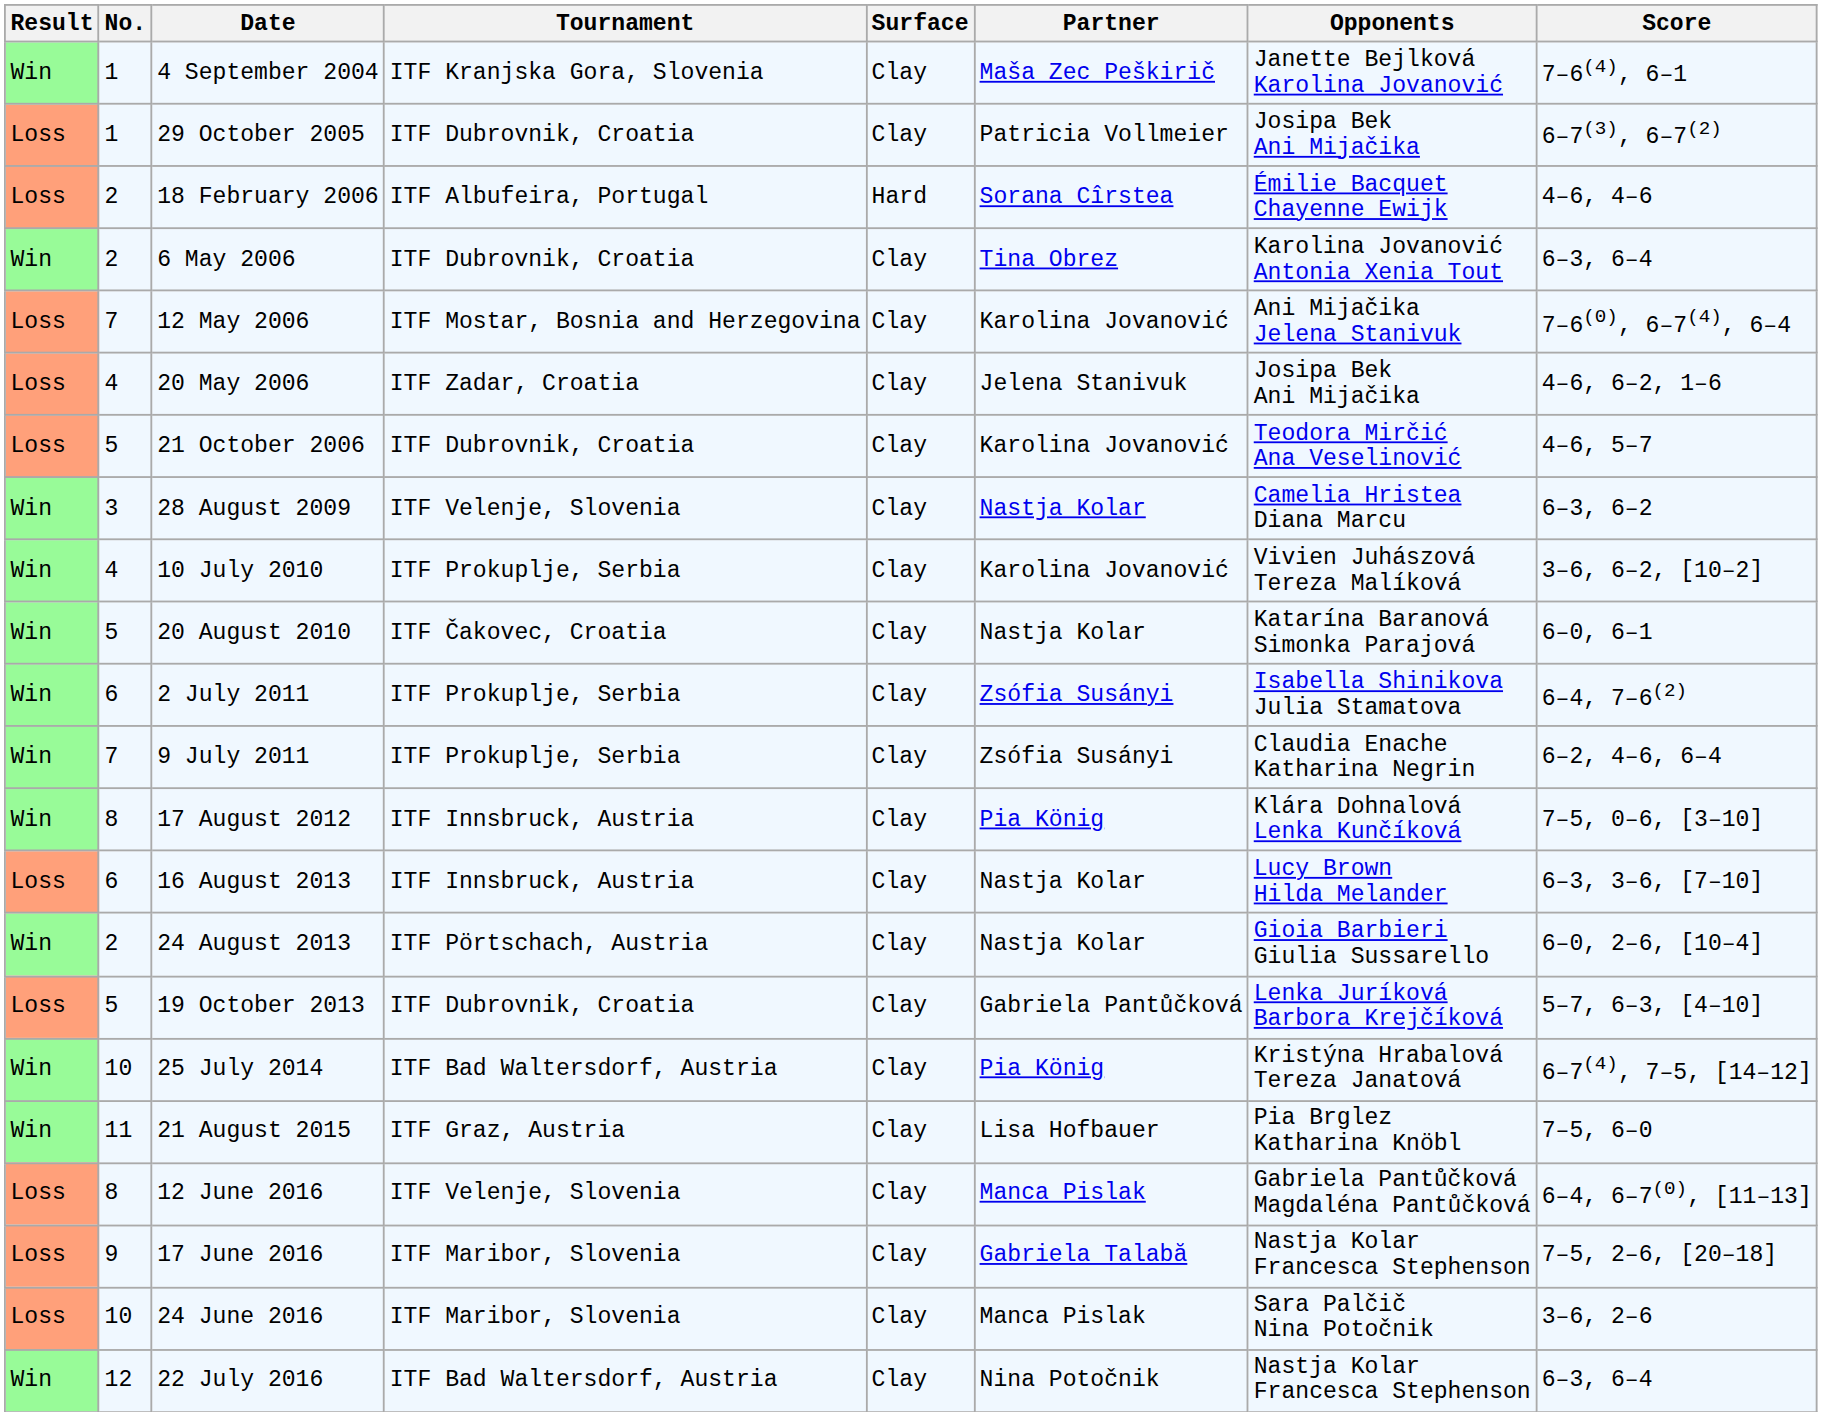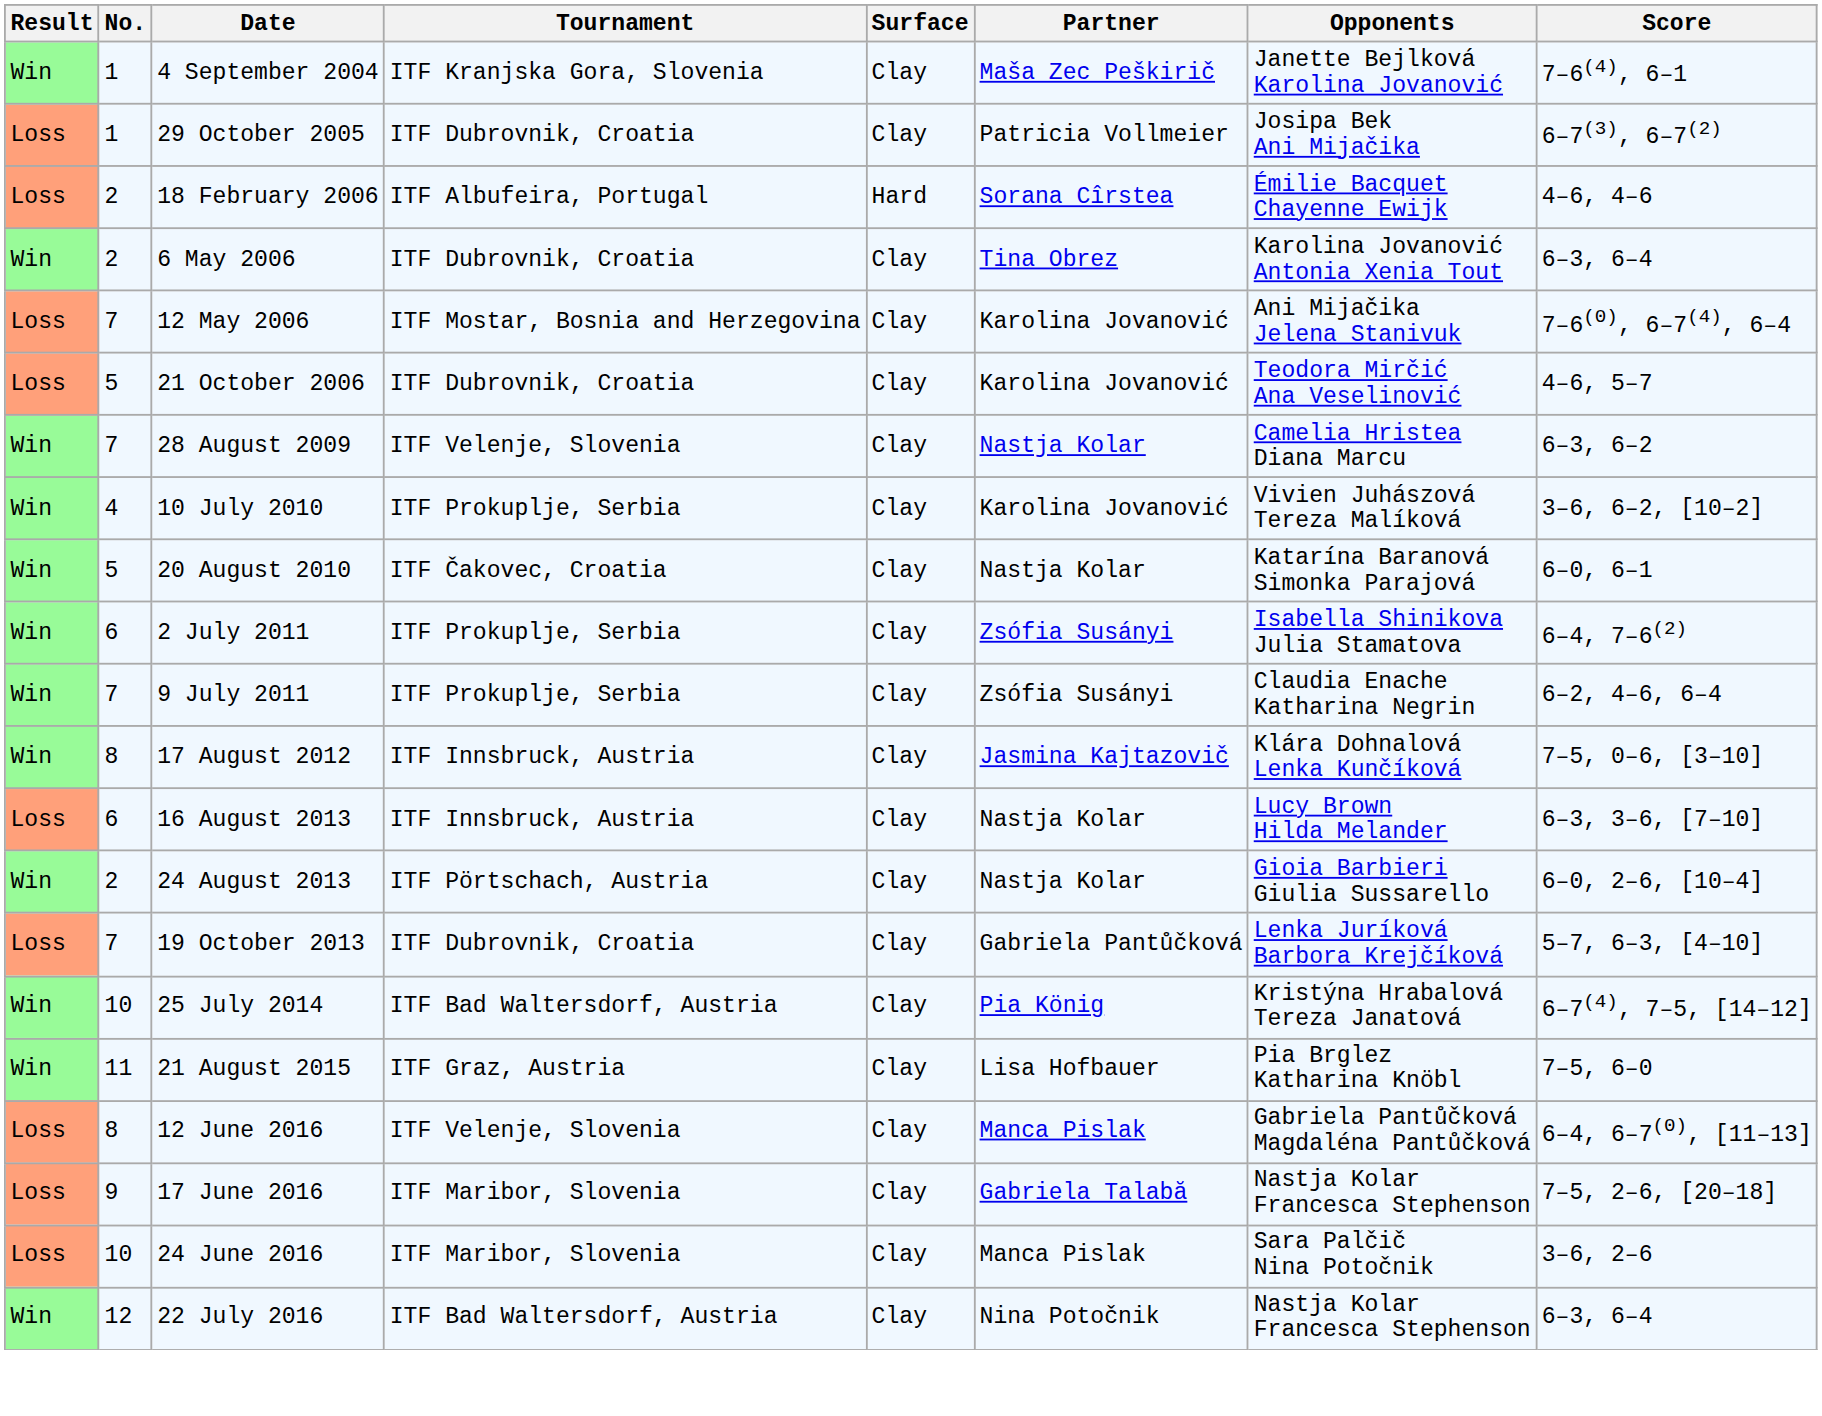- row: (233, 384)
(111, 508) 3 -> (111, 446) 7
(1042, 820) Pia König -> (1104, 757) Jasmina Kajtazovič
(111, 1006) 5 -> (111, 944) 7
